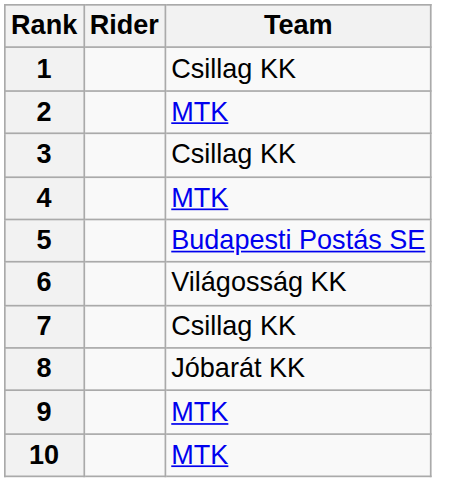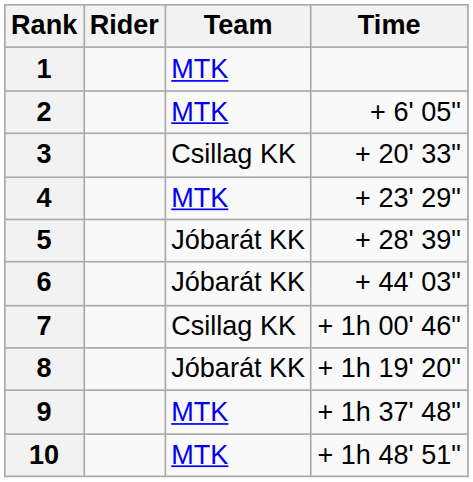+ column: (389, 25)
(234, 68) Csillag KK -> (200, 68) MTK
(298, 240) Budapesti Postás SE -> (238, 240) Jóbarát KK
(259, 283) Világosság KK -> (238, 283) Jóbarát KK
